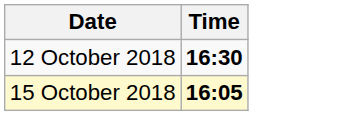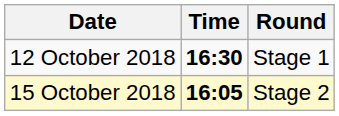+ column: (291, 22)
